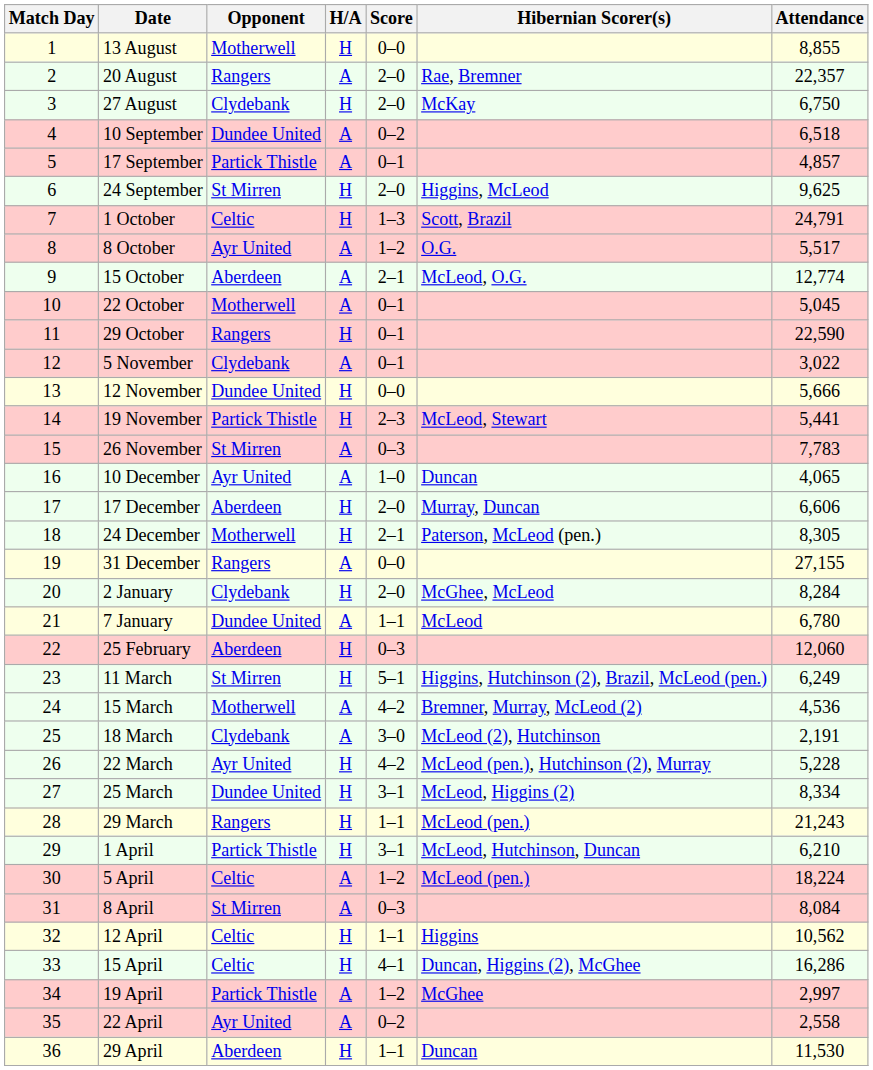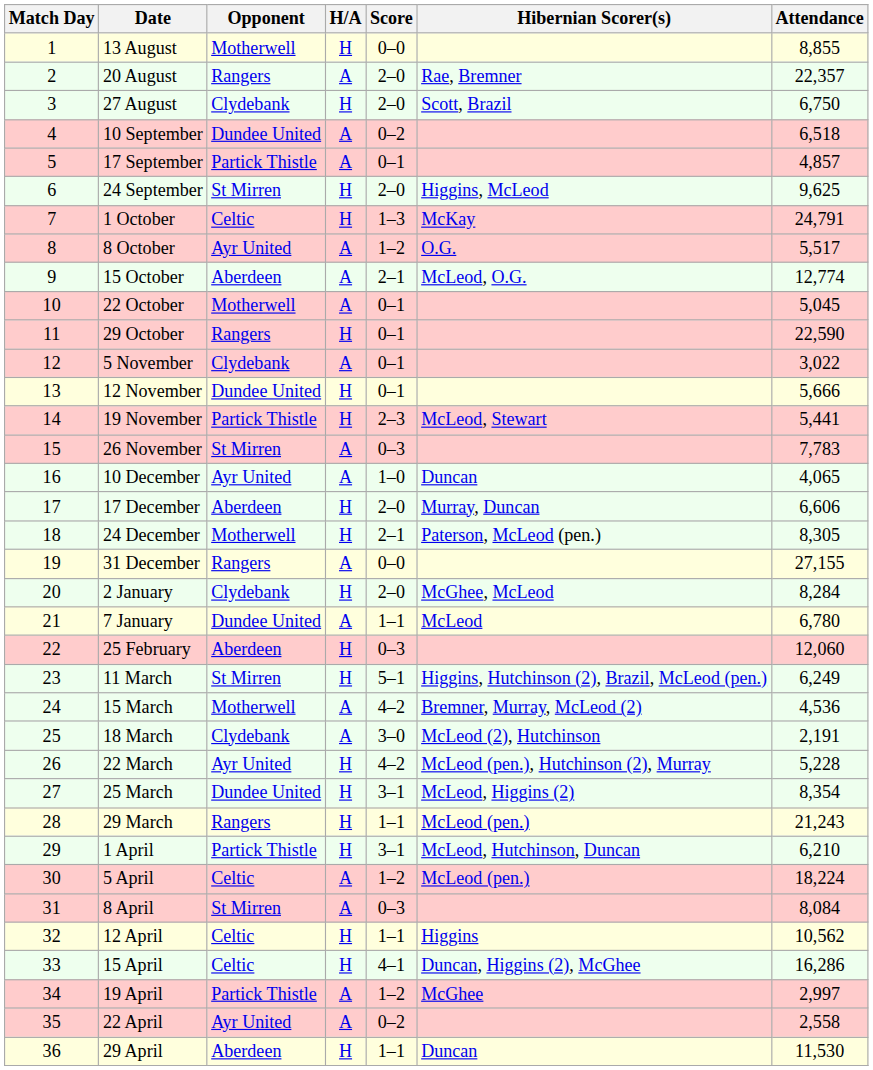(448, 104) McKay -> (466, 104) Scott, Brazil
(466, 219) Scott, Brazil -> (448, 219) McKay
(391, 391) 0–0 -> (391, 391) 0–1
(820, 793) 8,334 -> (820, 793) 8,354
